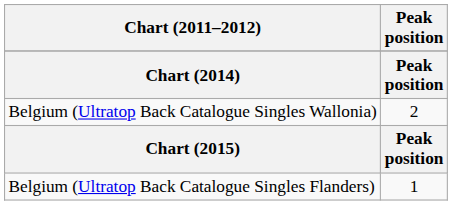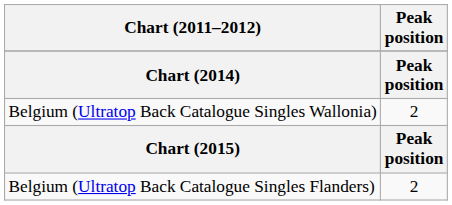(414, 186) 1 -> (414, 186) 2
